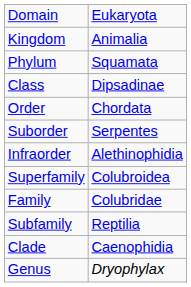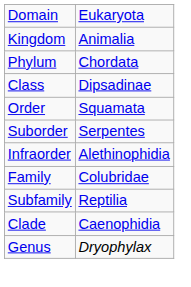(125, 62) Squamata -> (108, 62) Chordata
(121, 108) Chordata -> (112, 108) Squamata
- row: (46, 177)
